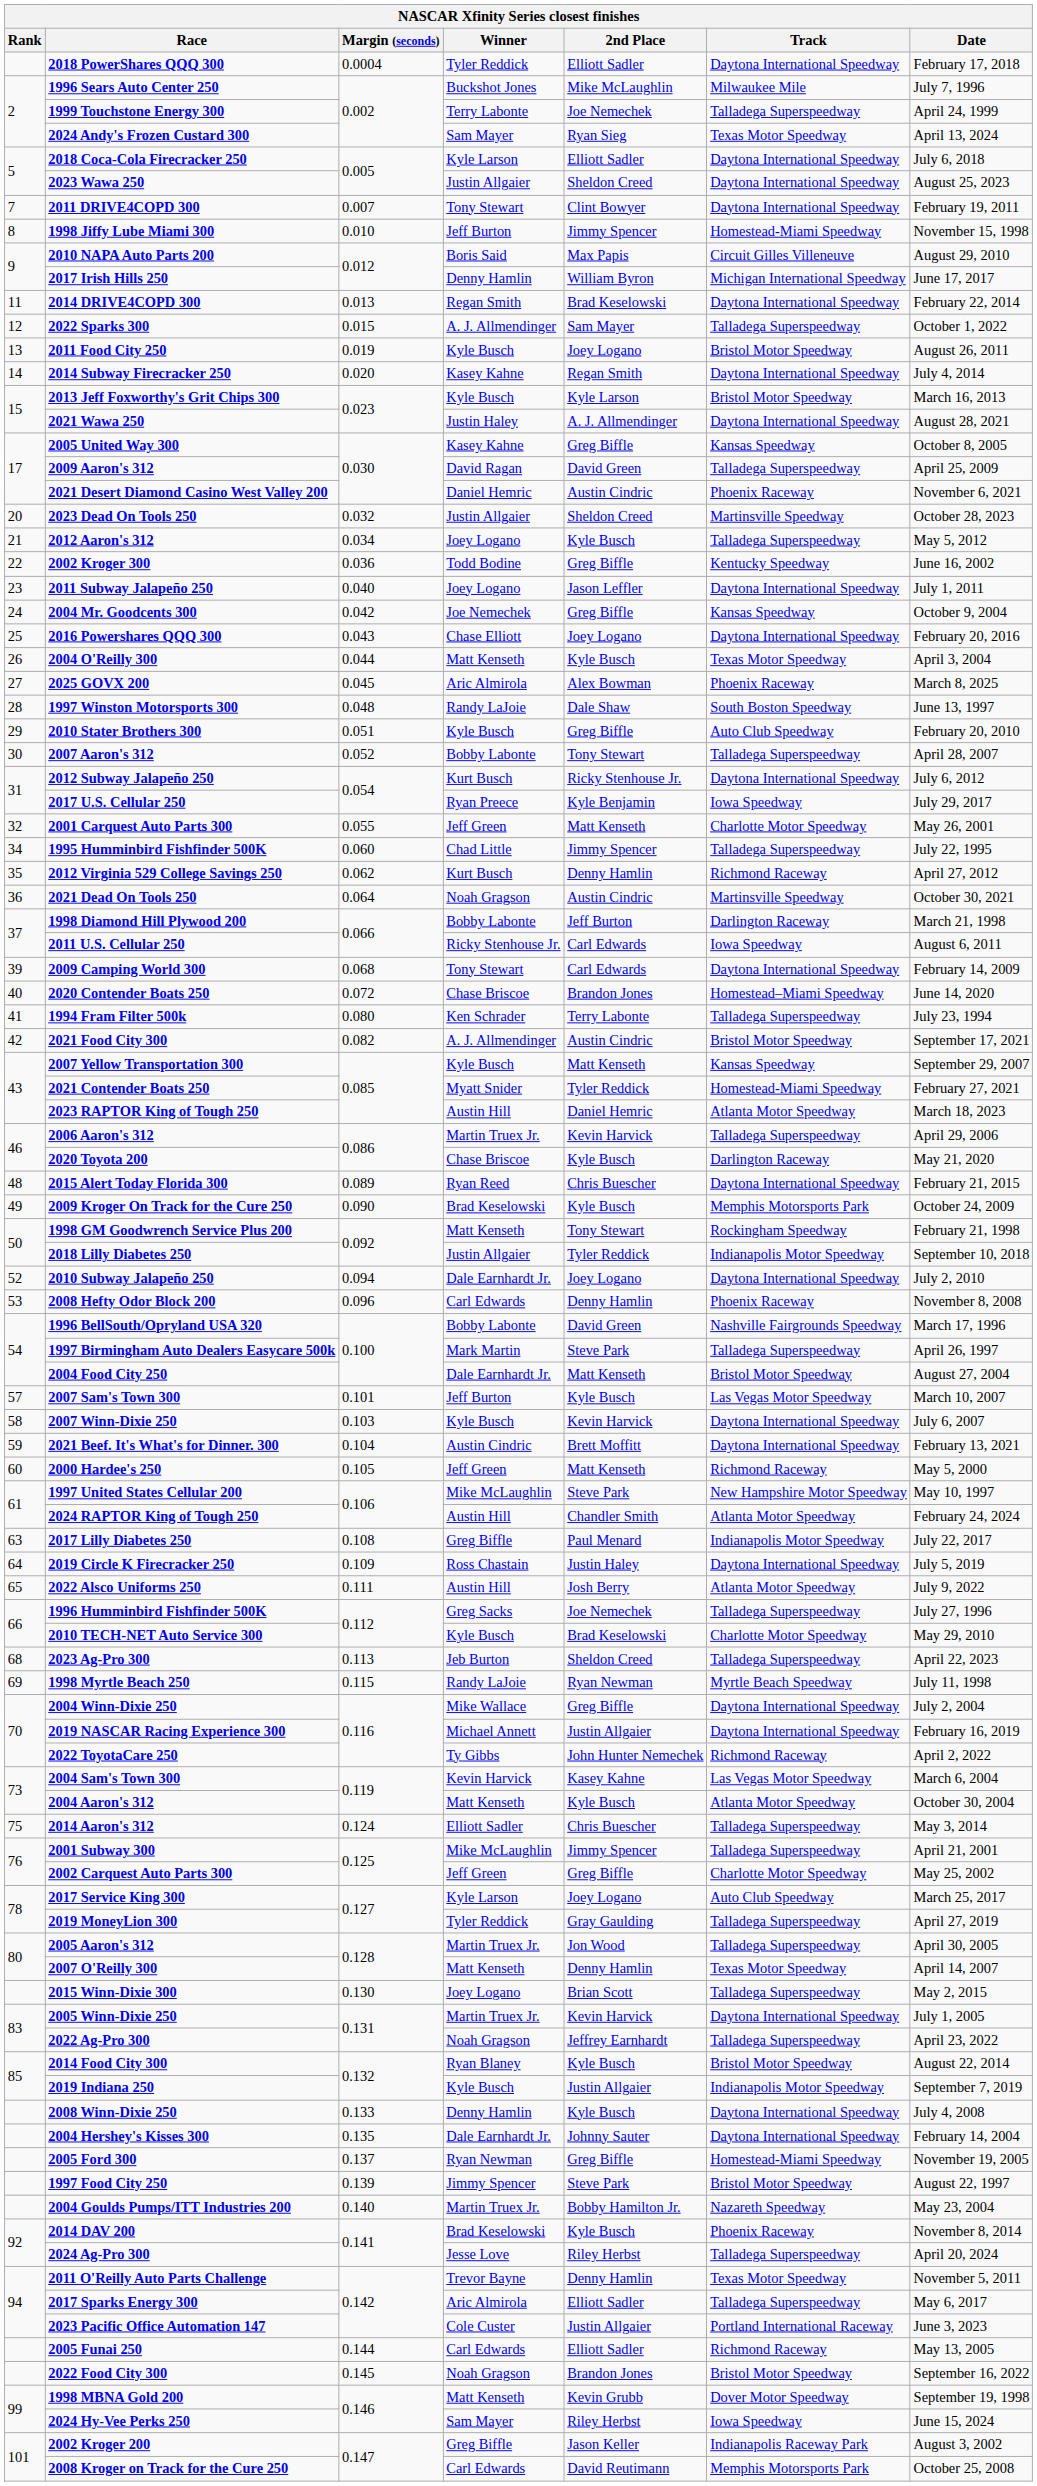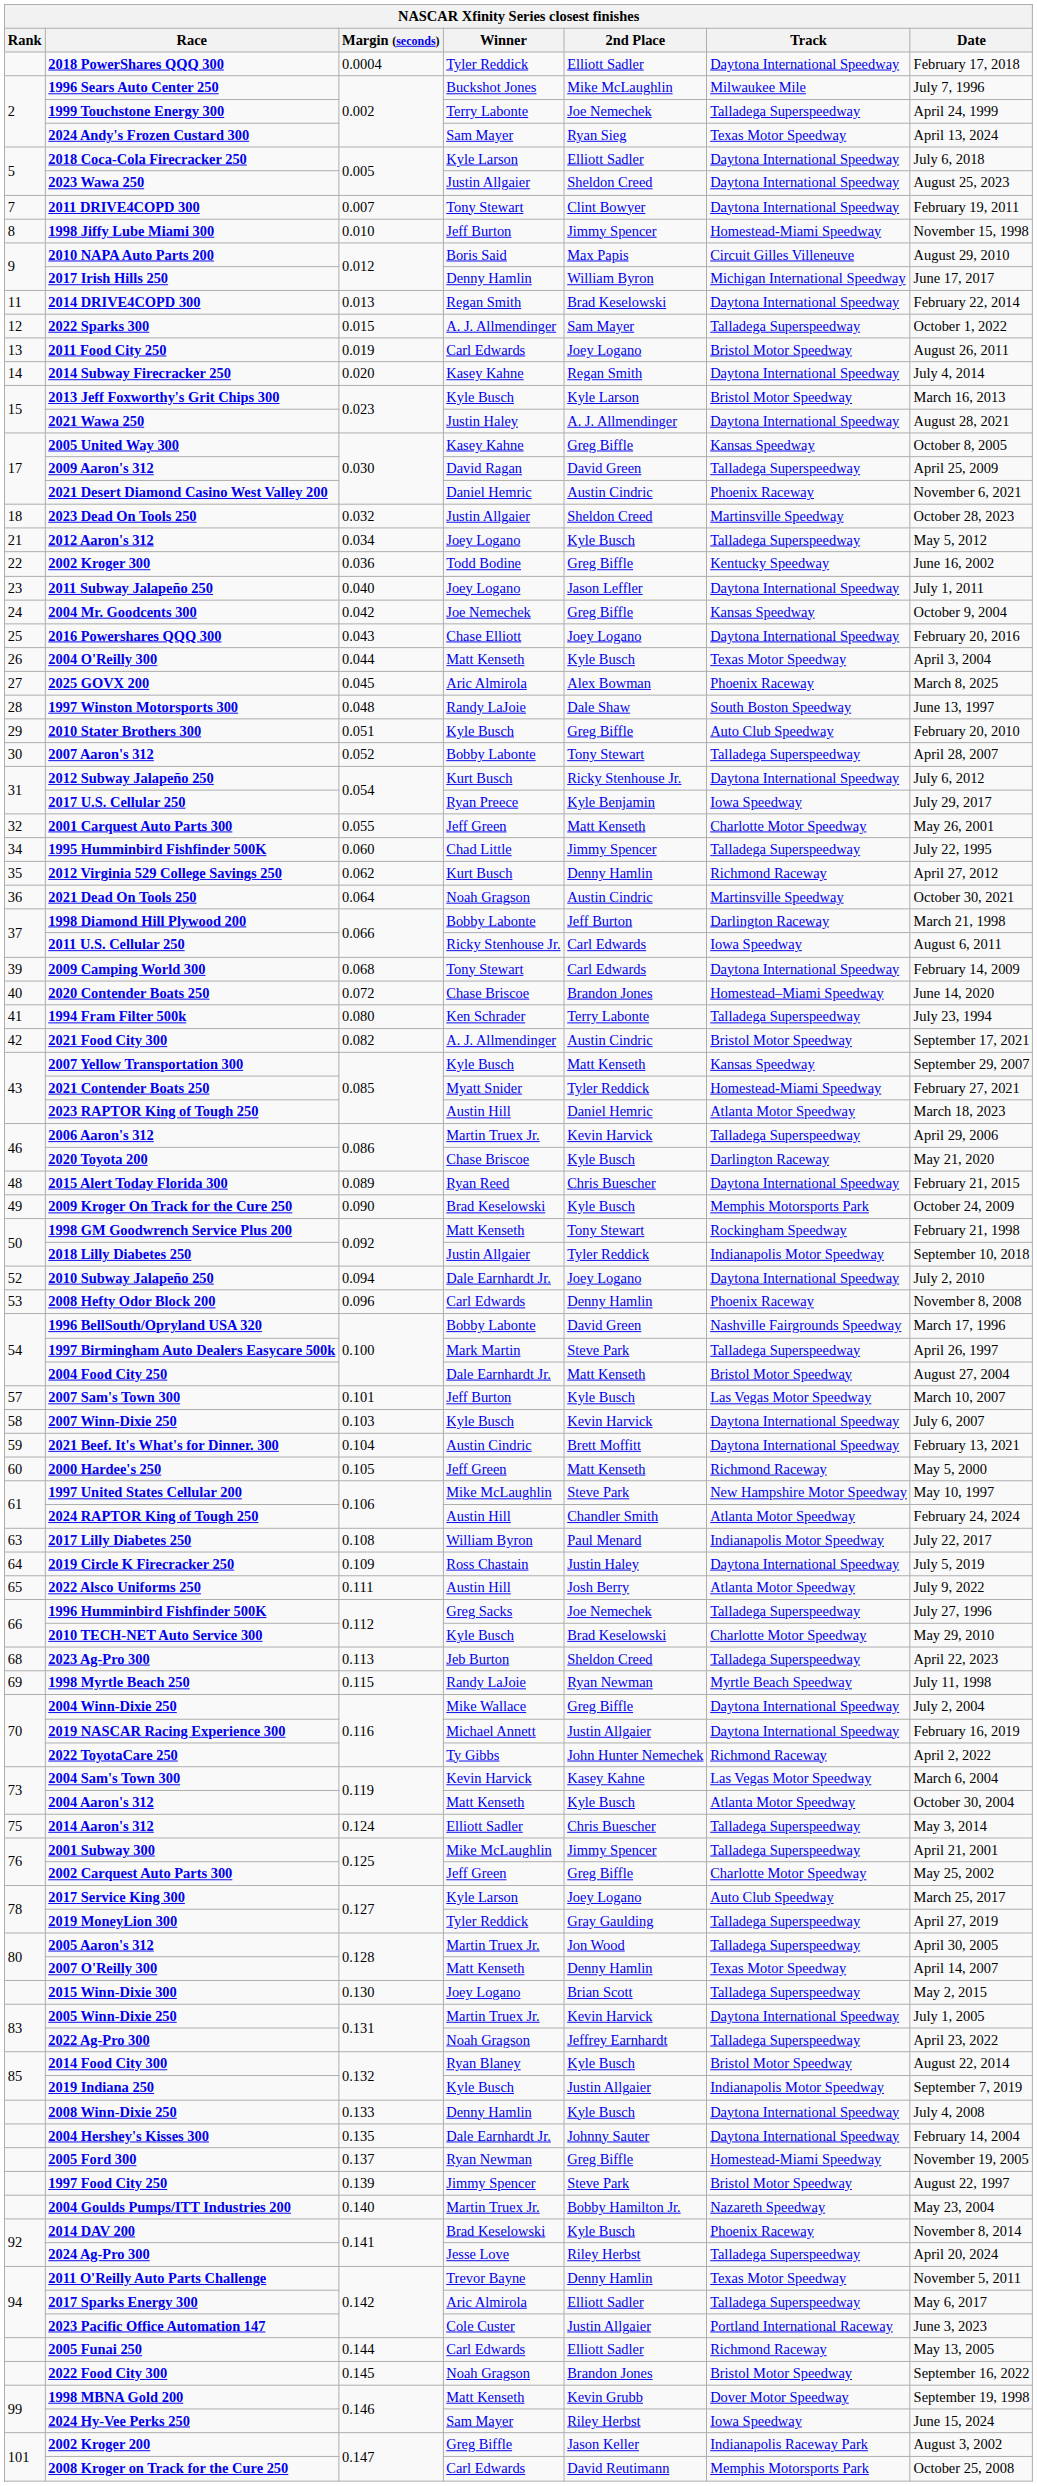(480, 349) Kyle Busch -> (486, 349) Carl Edwards
(15, 516) 20 -> (15, 516) 18
(479, 1540) Greg Biffle -> (489, 1540) William Byron
